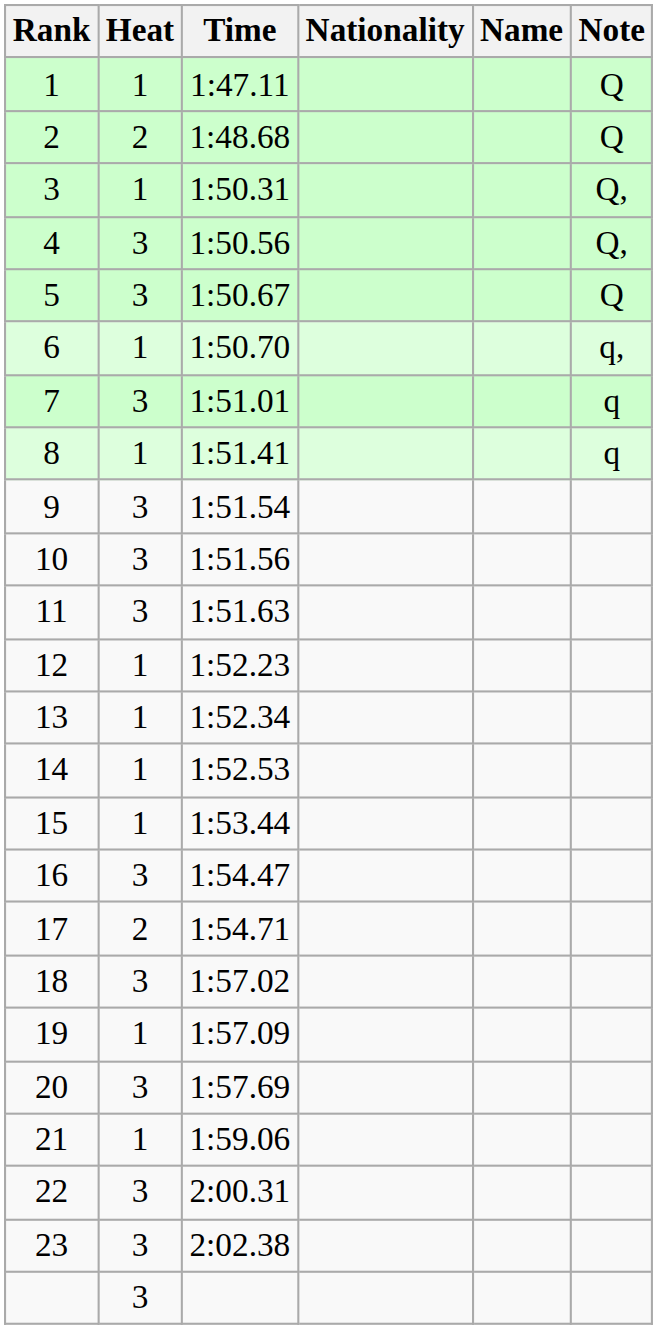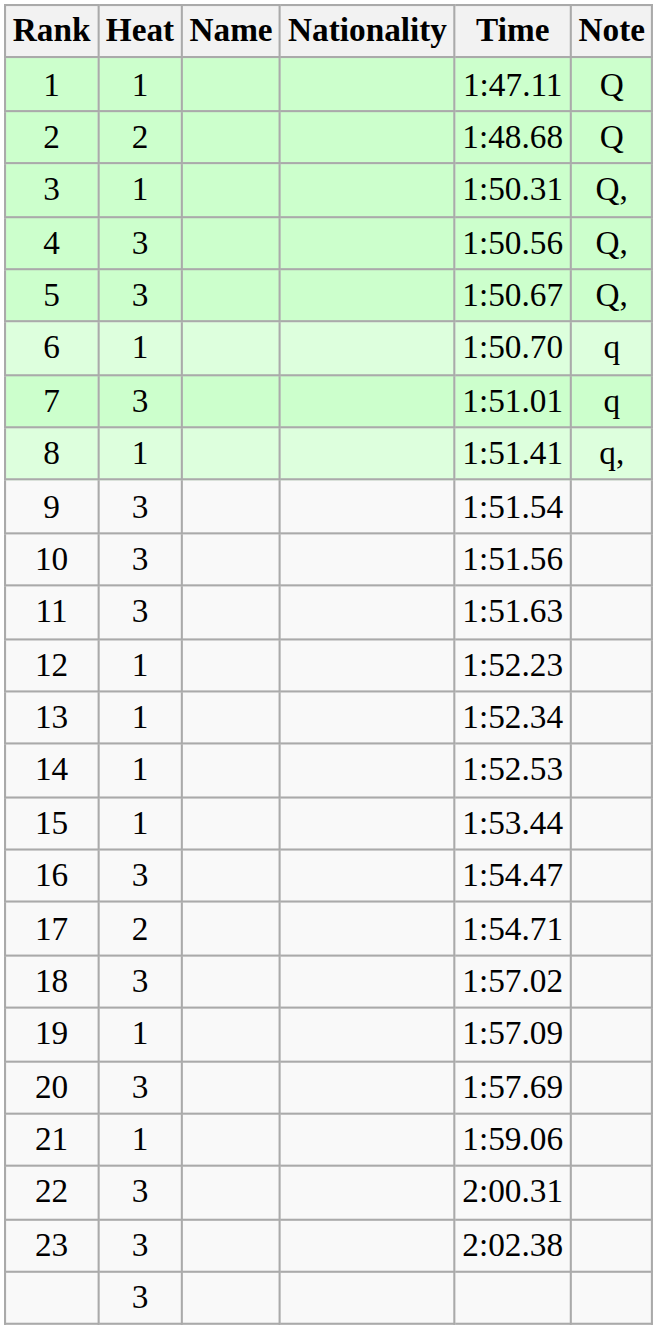columns swapped: (522, 30) <-> (240, 30)
(612, 294) Q -> (612, 294) Q,
(612, 347) q, -> (612, 347) q
(612, 453) q -> (612, 453) q,
